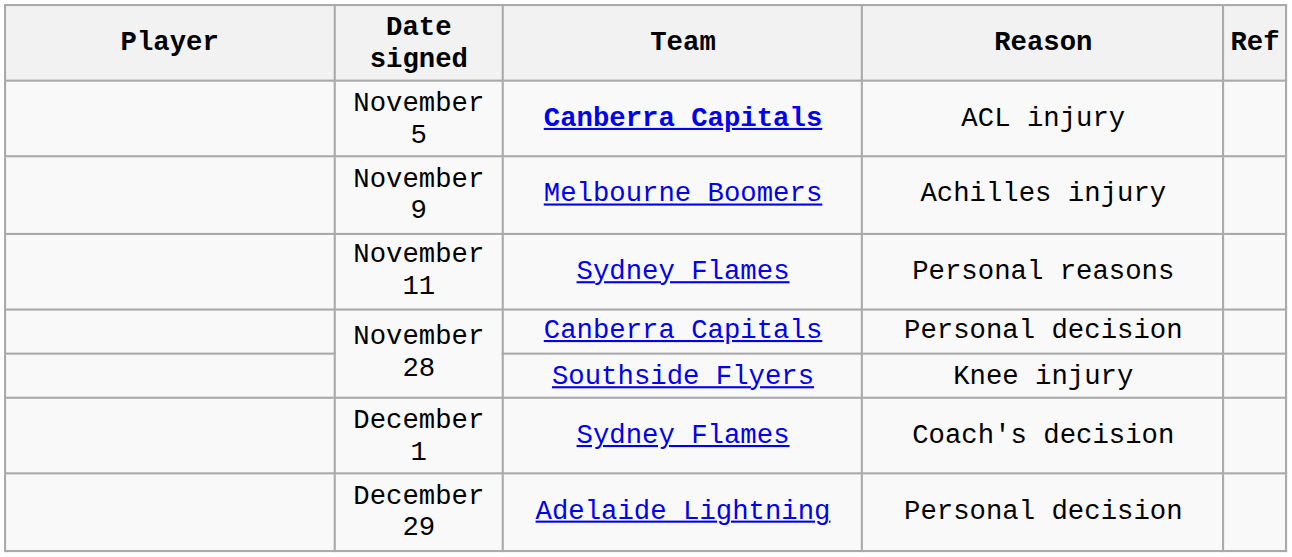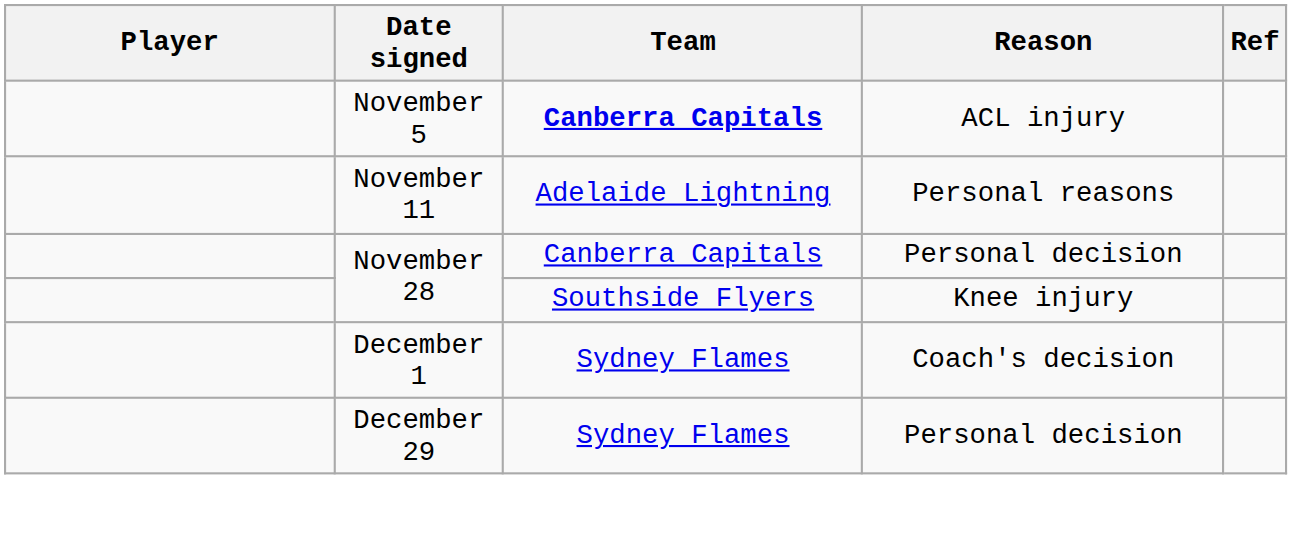- row: (419, 195)
(683, 271) Sydney Flames -> (683, 195) Adelaide Lightning
(683, 512) Adelaide Lightning -> (683, 436) Sydney Flames
